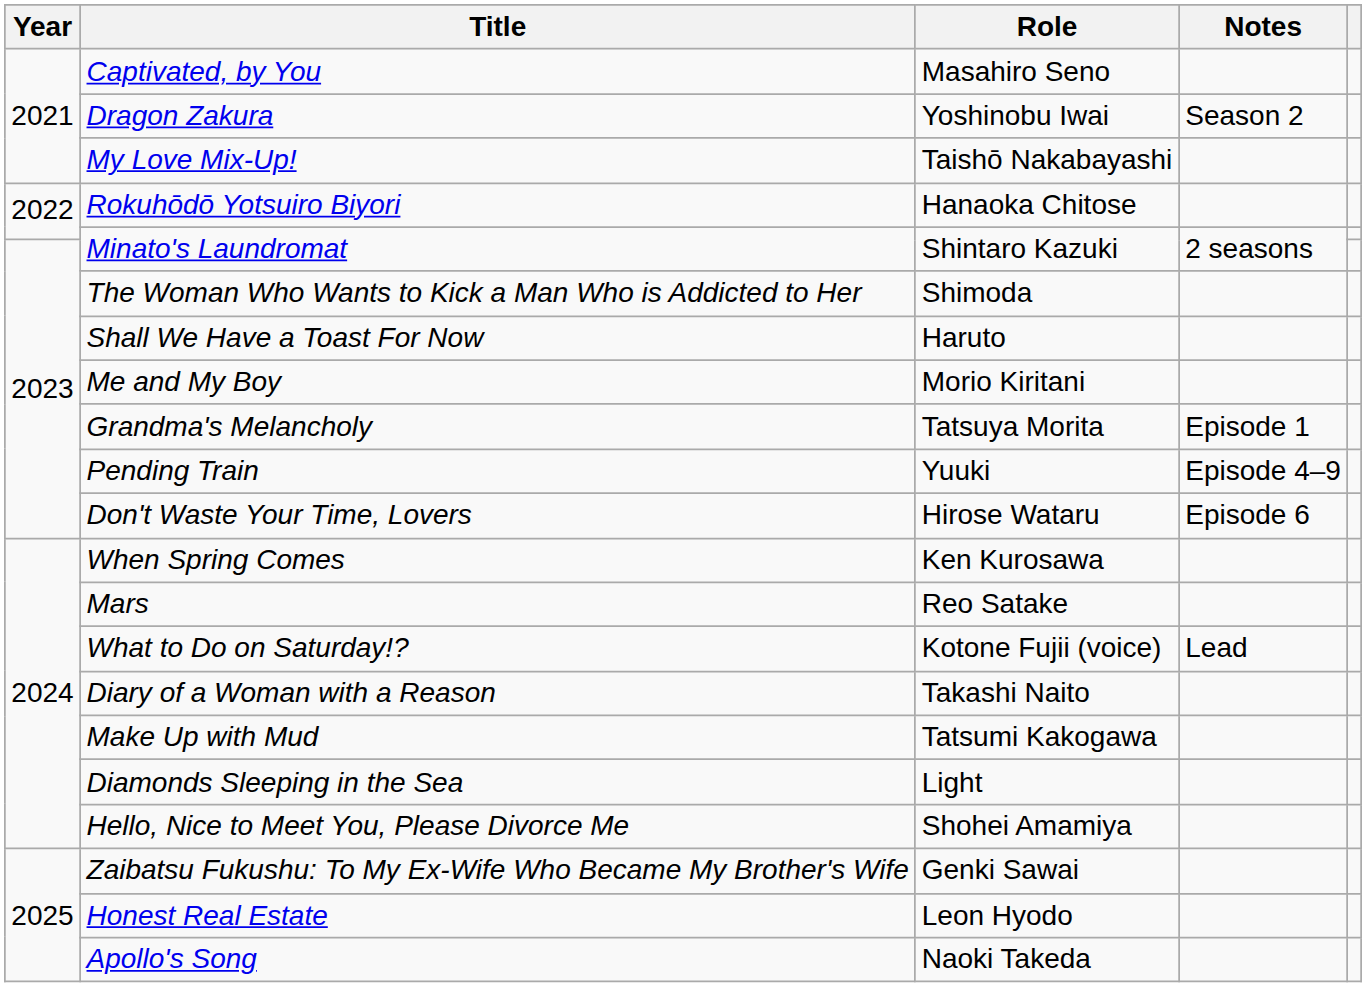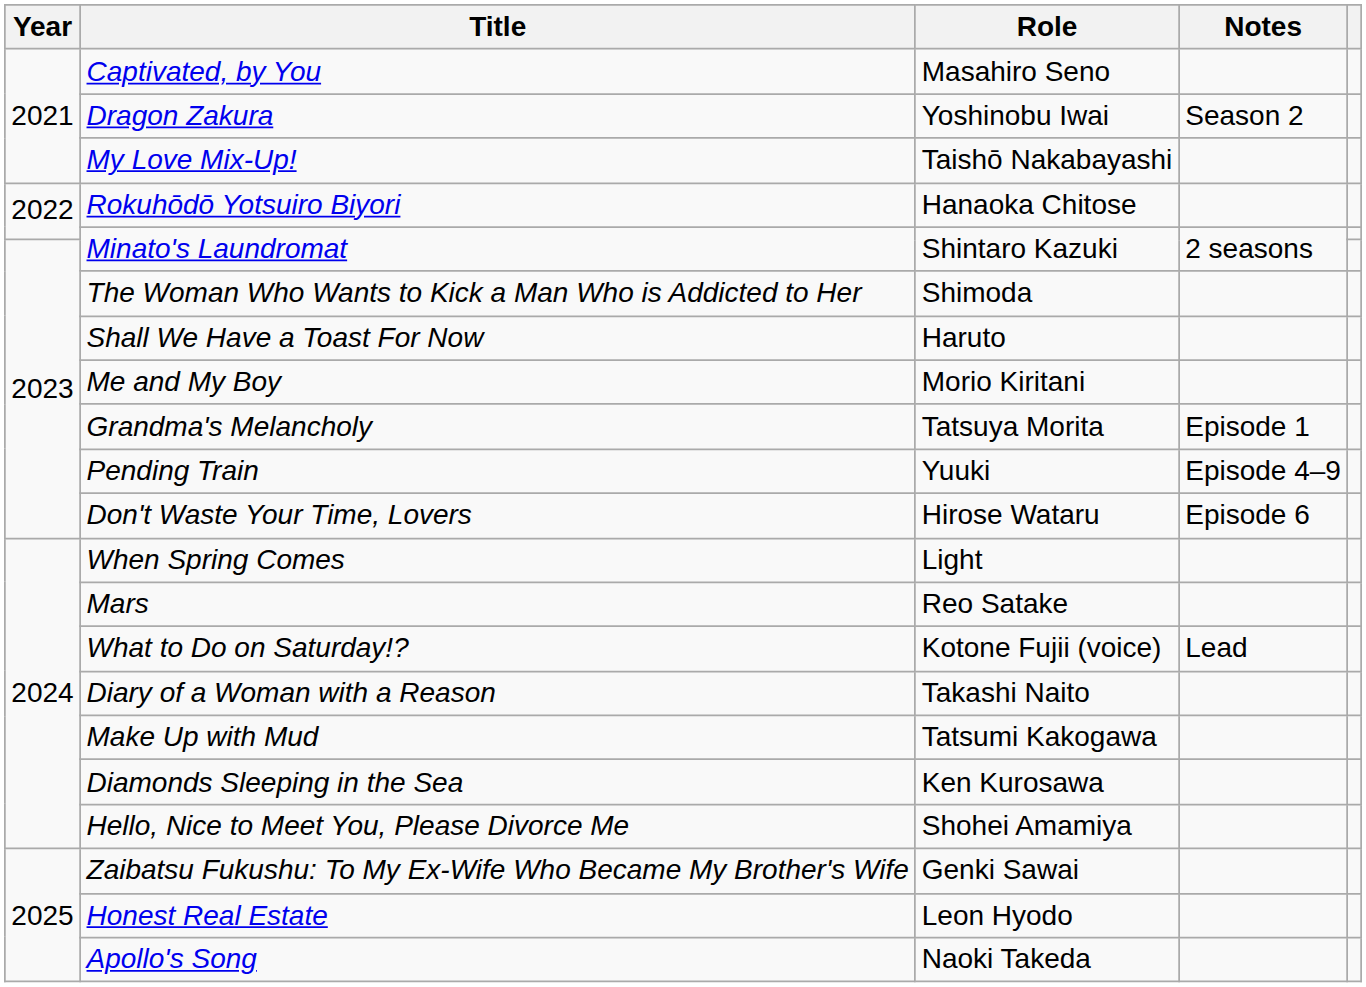(1013, 559) Ken Kurosawa -> (952, 559) Light
(952, 781) Light -> (1013, 781) Ken Kurosawa
